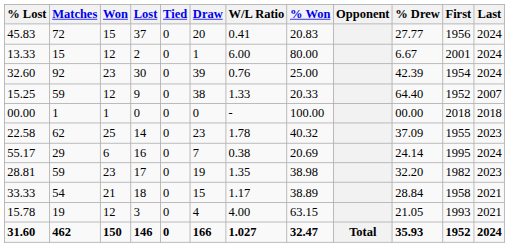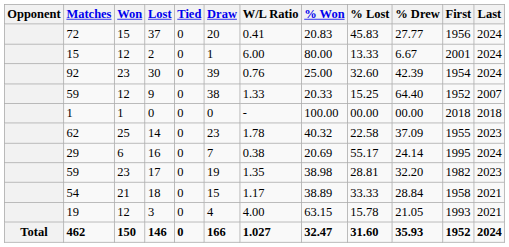columns swapped: (363, 14) <-> (27, 14)
